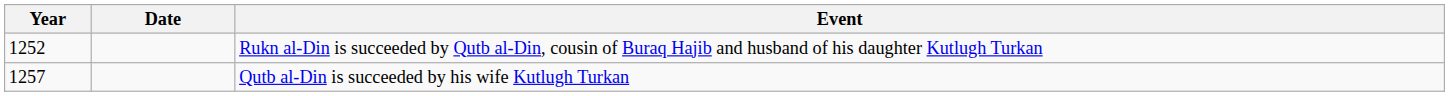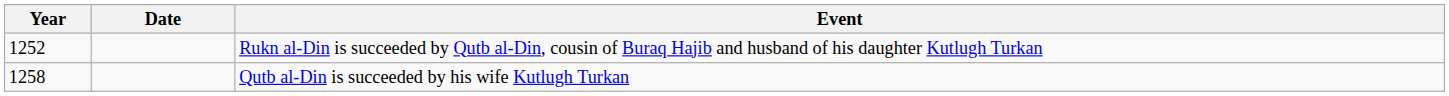(27, 76) 1257 -> (27, 76) 1258
